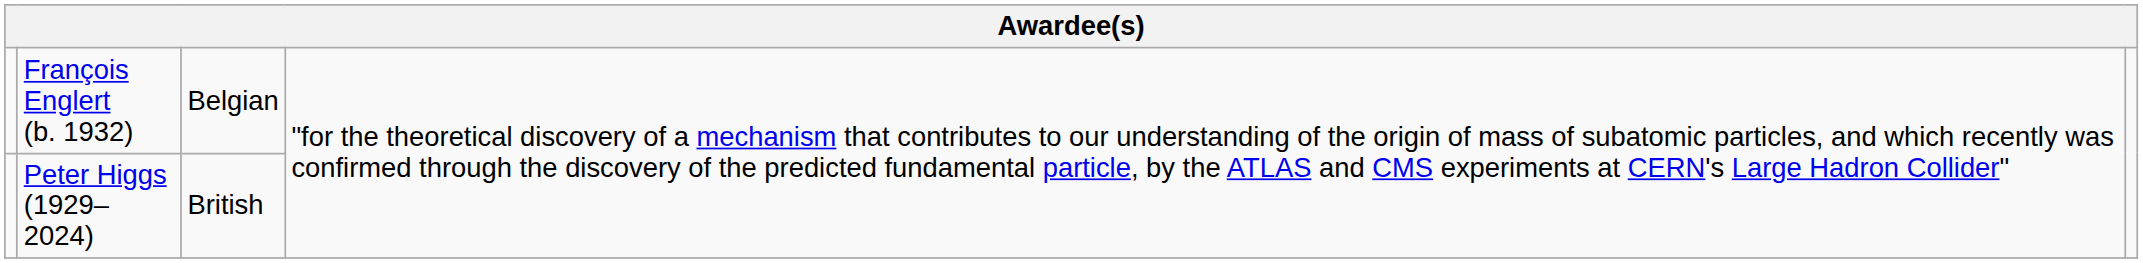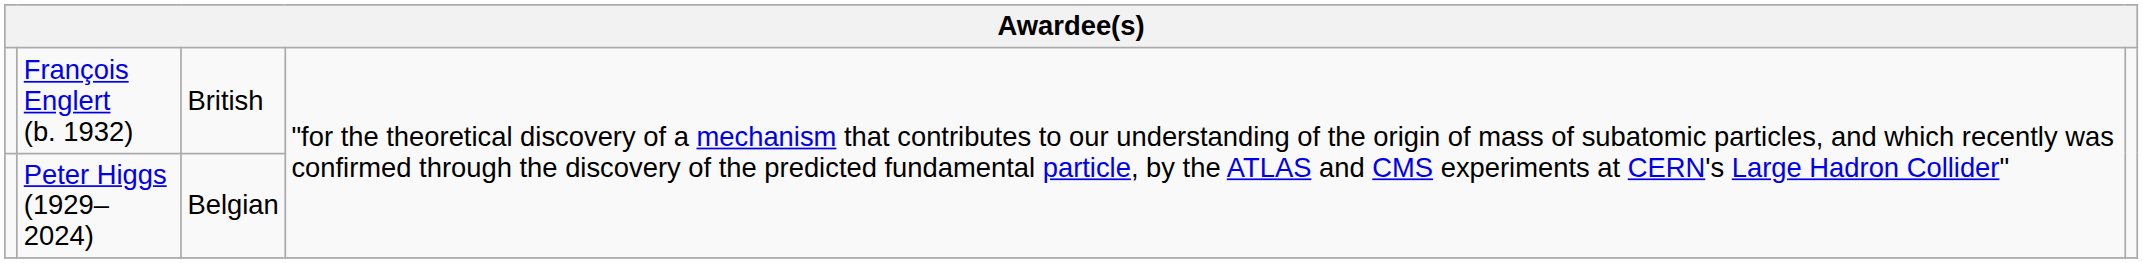(233, 100) Belgian -> (226, 100) British
(226, 205) British -> (233, 205) Belgian
